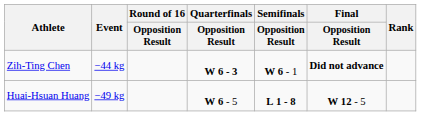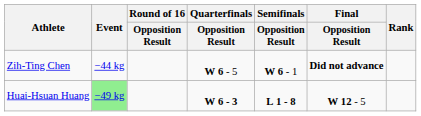(221, 72) W 6 - 3 -> (221, 72) W 6 - 5
(109, 96) no background -> (109, 96) lightgreen background
(221, 102) W 6 - 5 -> (221, 102) W 6 - 3
